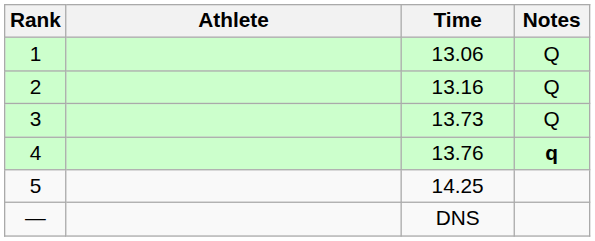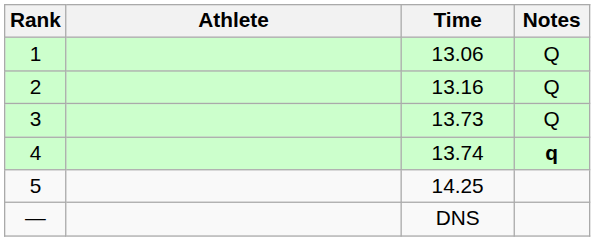(458, 152) 13.76 -> (458, 152) 13.74
